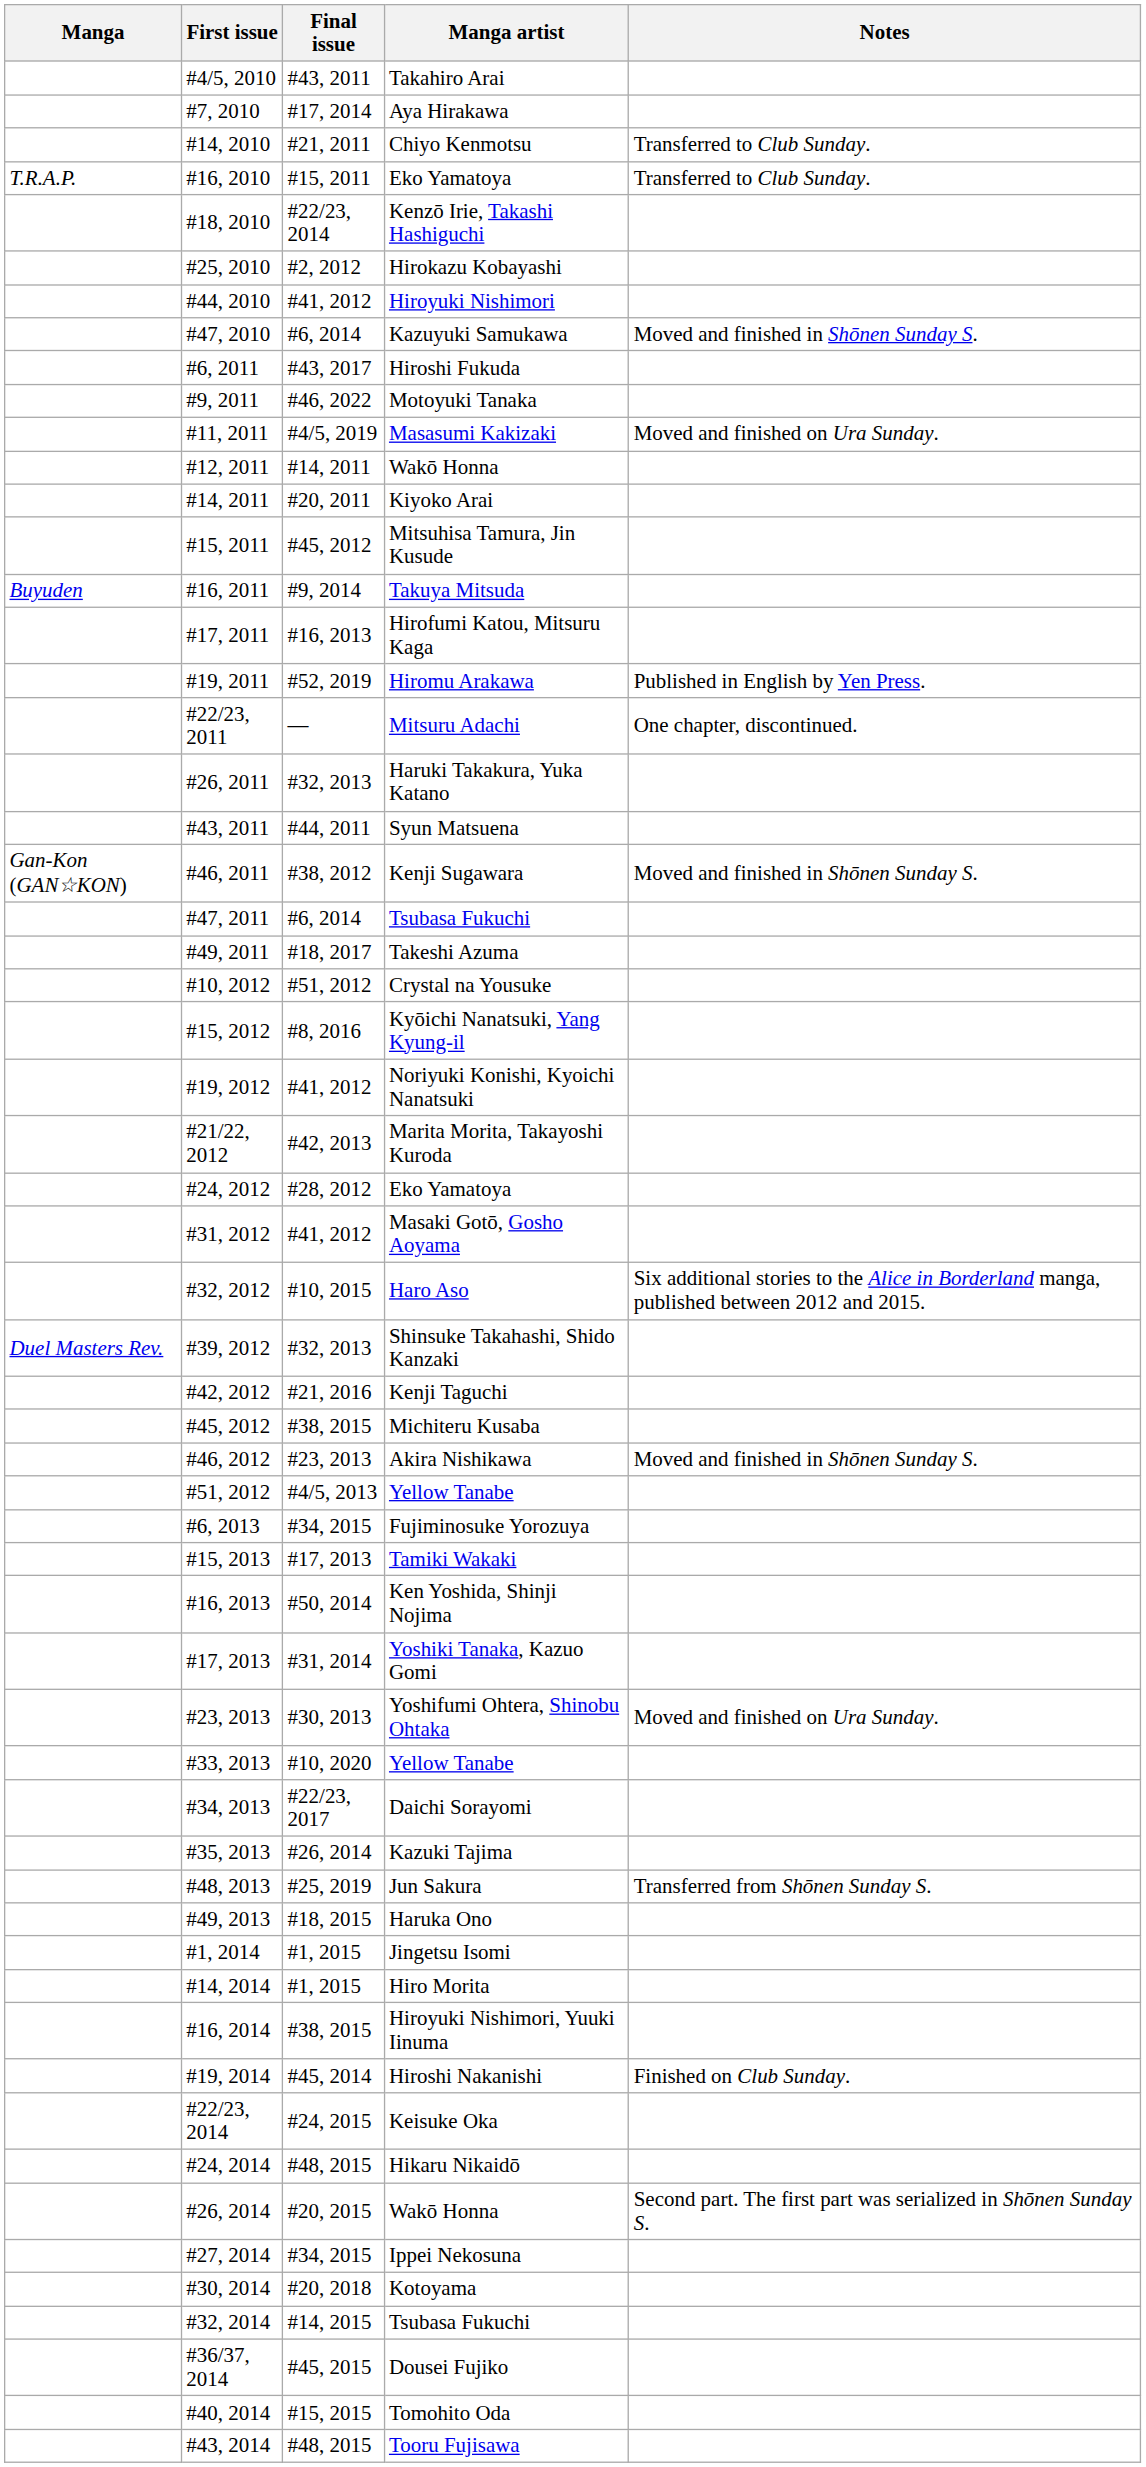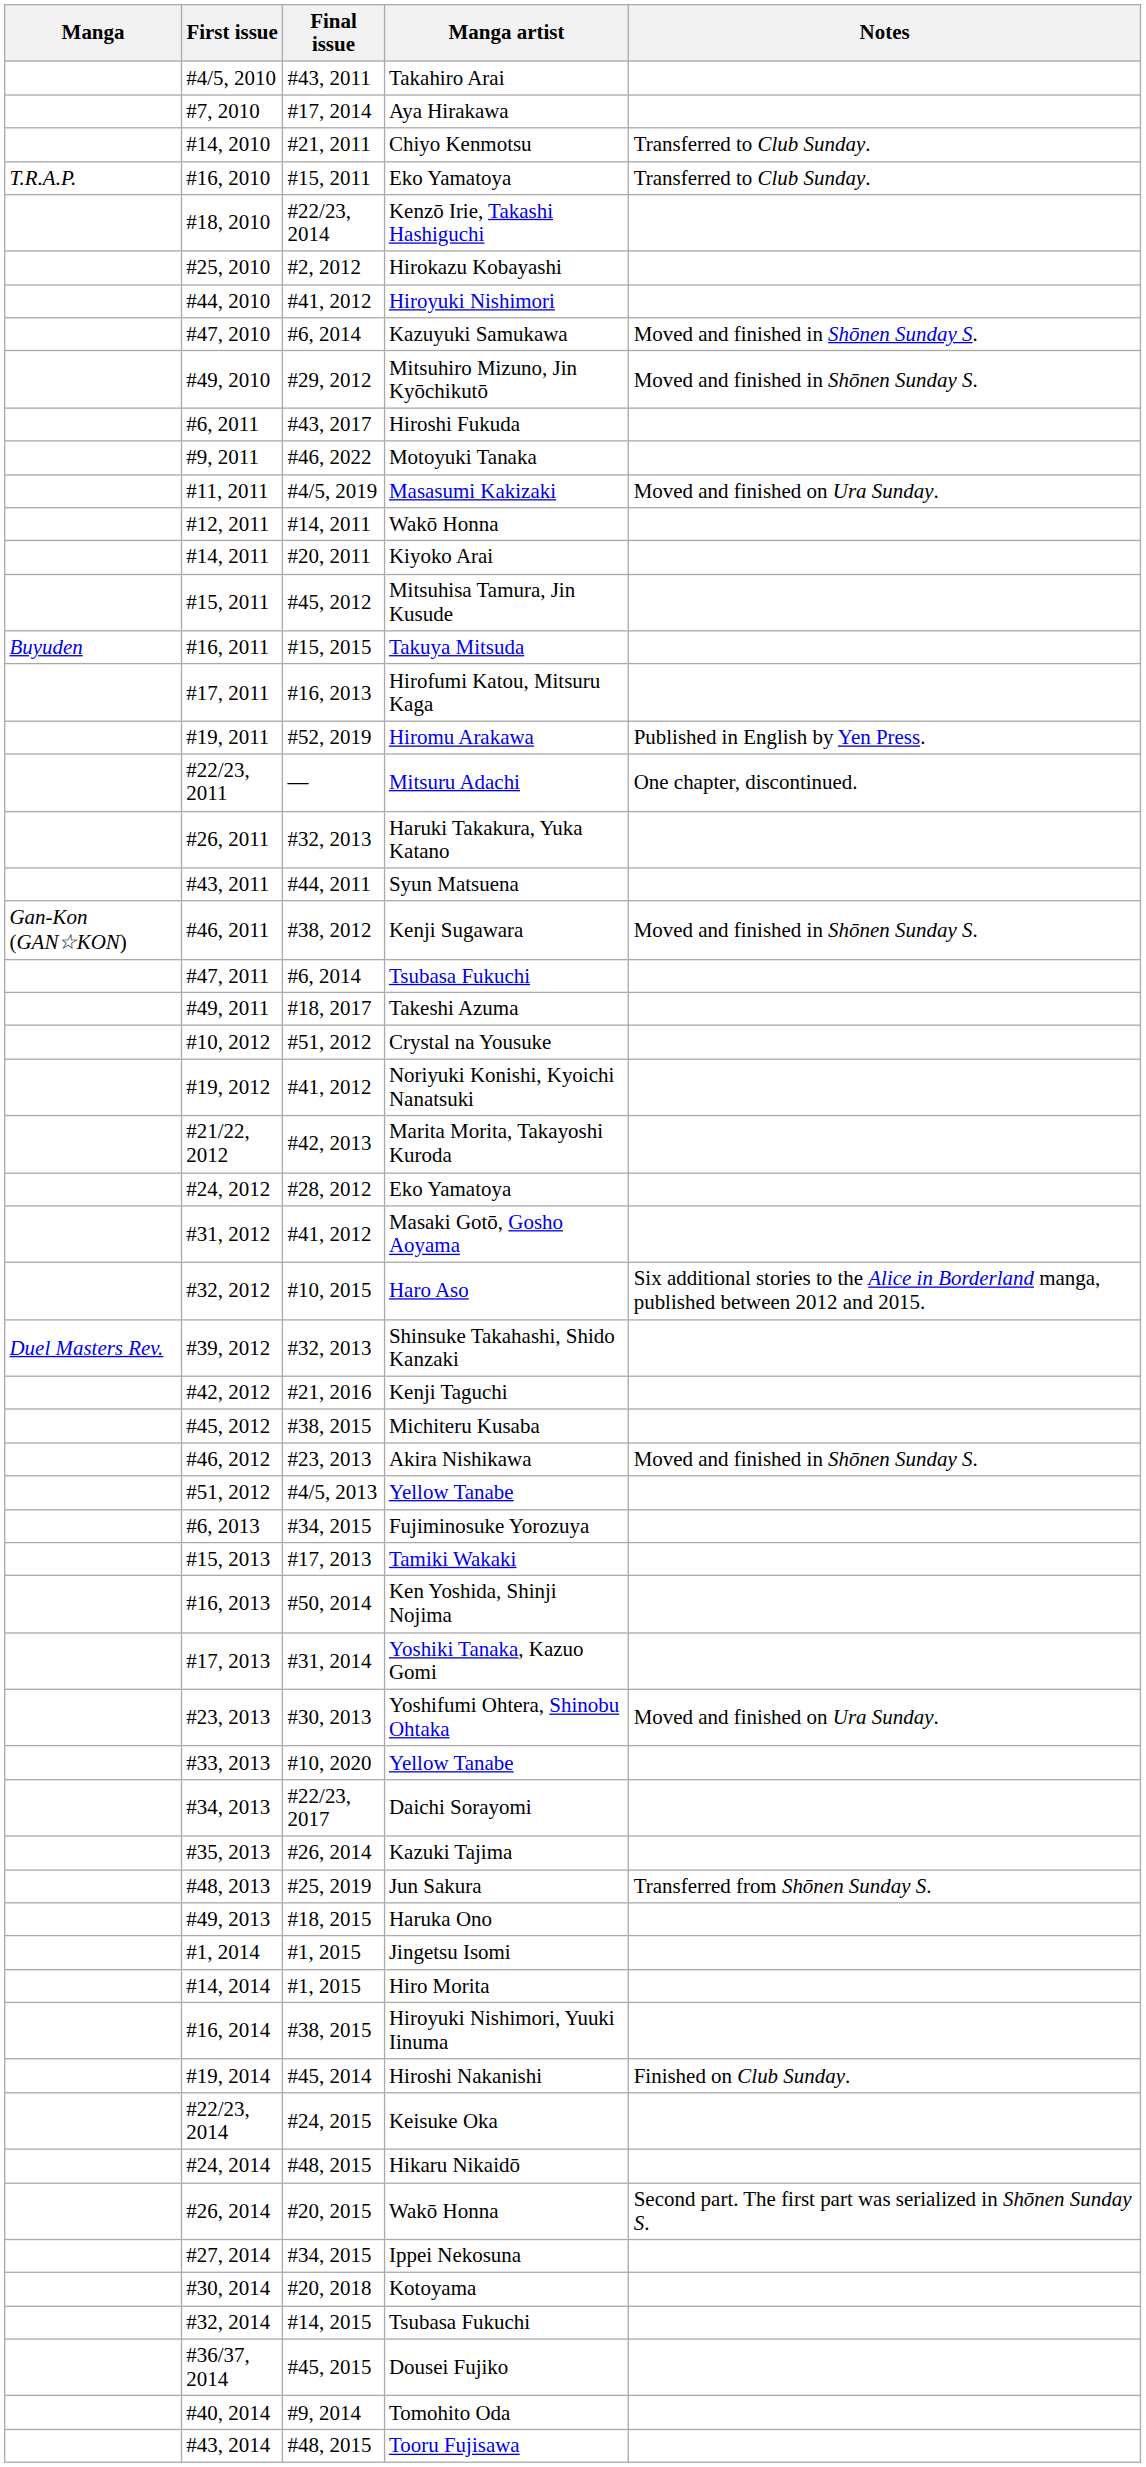+ row: (228, 379)
(324, 590) #9, 2014 -> (330, 647) #15, 2015
- row: (228, 1030)
(330, 2412) #15, 2015 -> (324, 2412) #9, 2014
